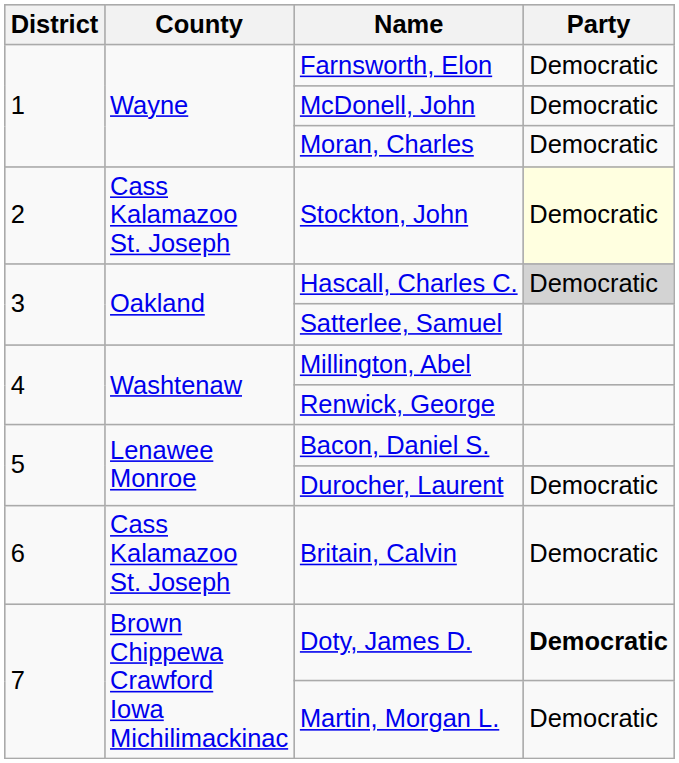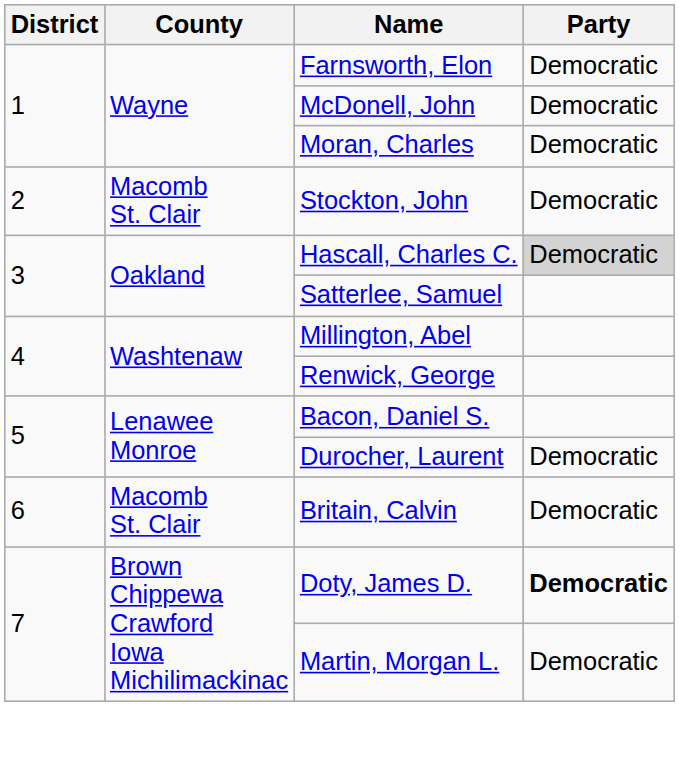(174, 214) Cass Kalamazoo St. Joseph -> (159, 200) Macomb St. Clair
(594, 214) lightyellow background -> (594, 200) no background
(174, 554) Cass Kalamazoo St. Joseph -> (159, 511) Macomb St. Clair
